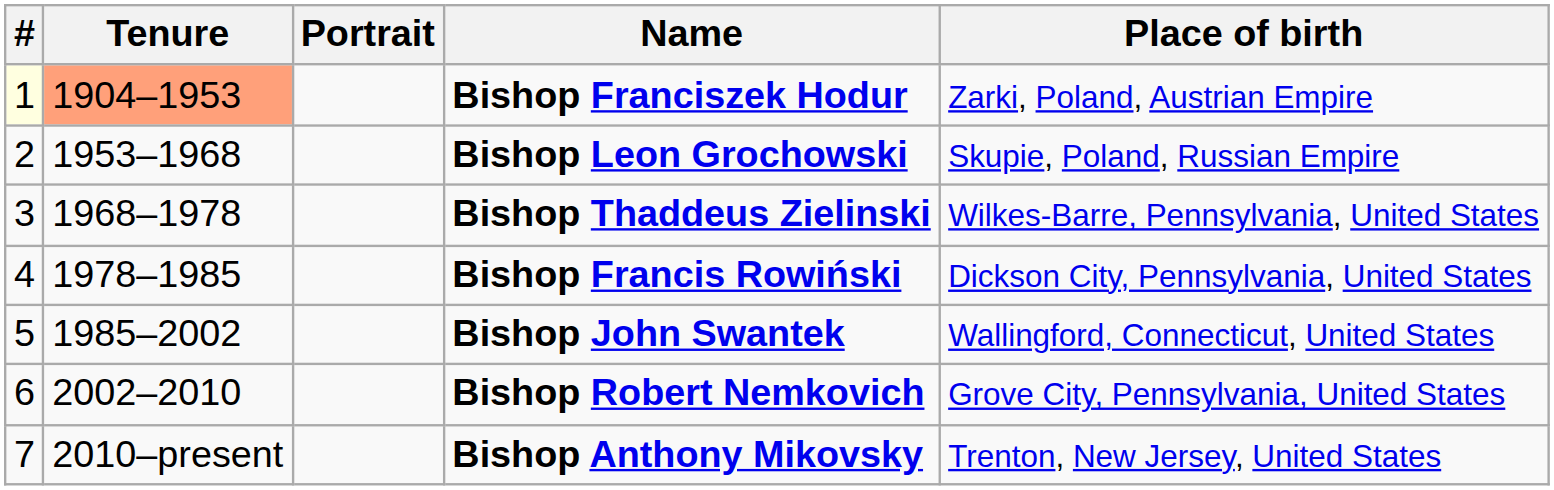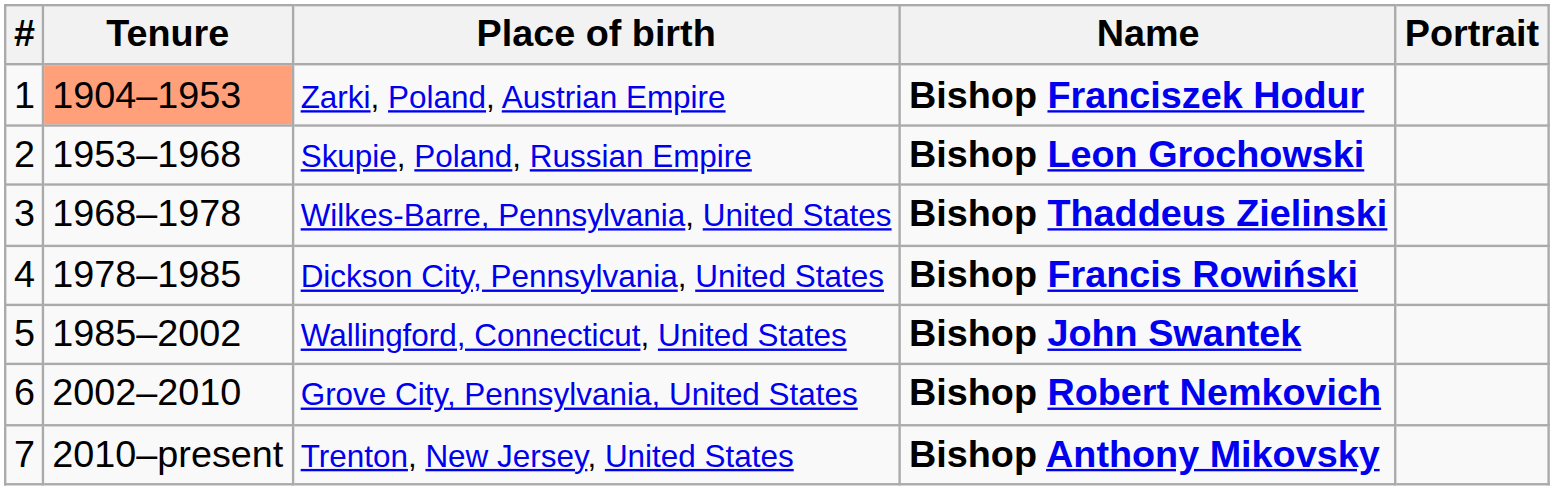columns swapped: (368, 34) <-> (1244, 34)
(24, 94) lightyellow background -> (24, 94) no background
